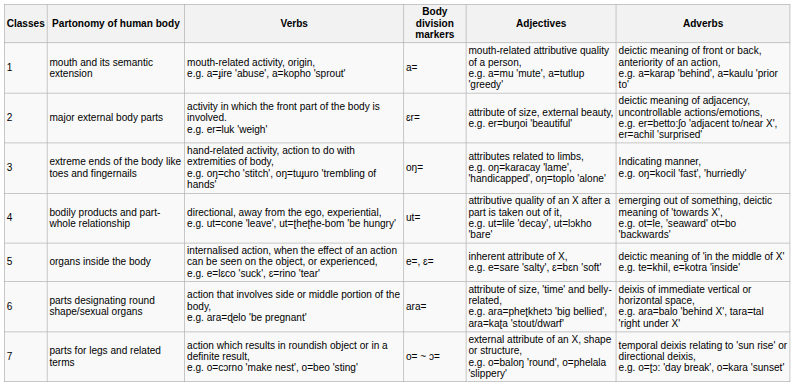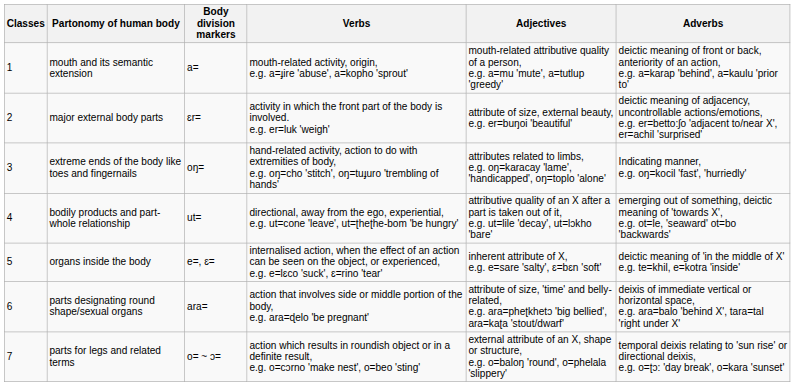columns swapped: (435, 23) <-> (294, 23)
